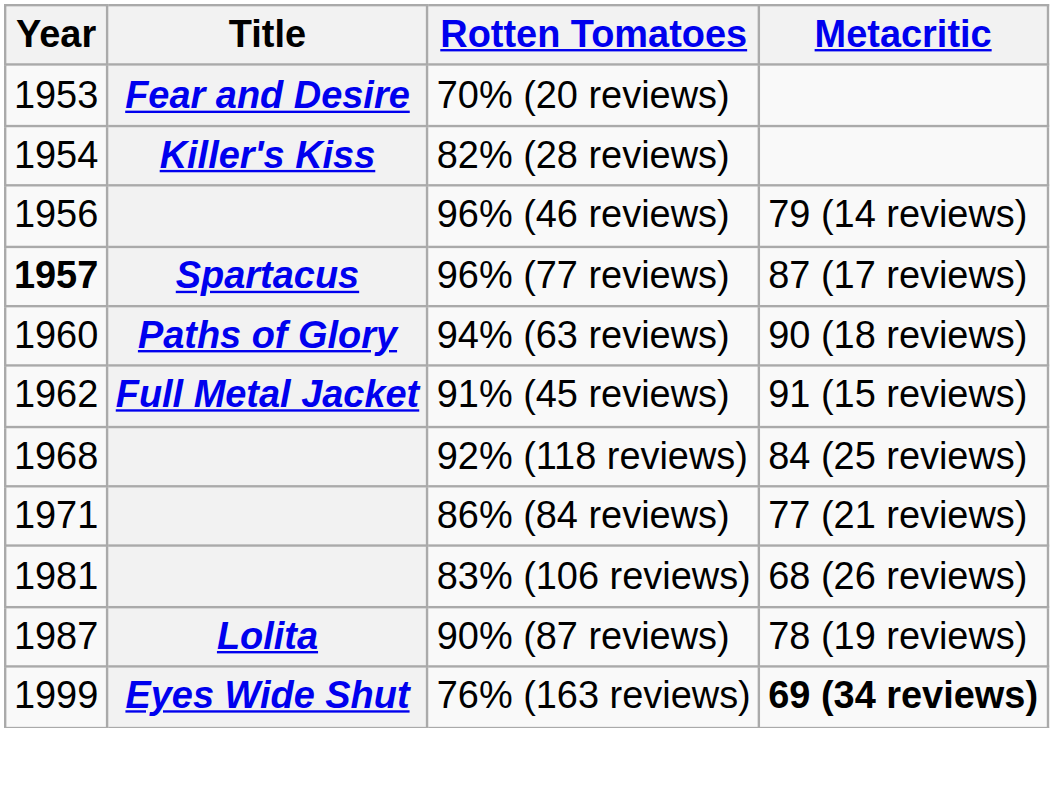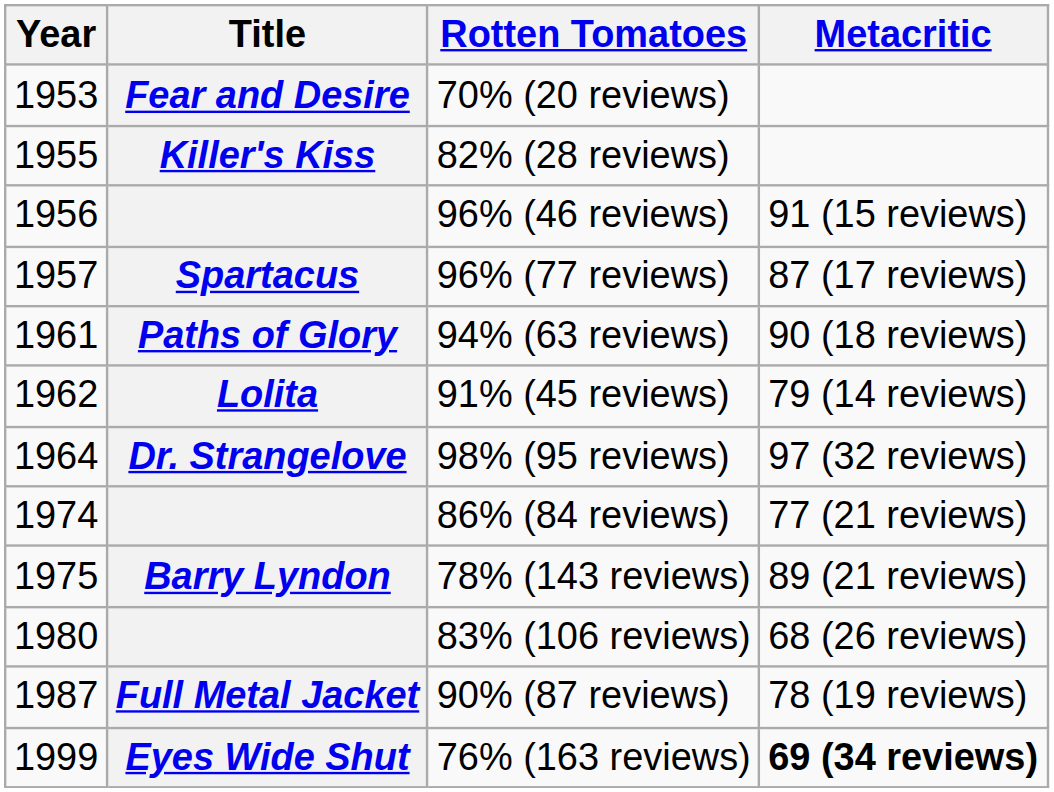(56, 154) 1954 -> (56, 154) 1955
(898, 214) 79 (14 reviews) -> (898, 214) 91 (15 reviews)
(56, 275) bold -> (56, 275) normal
(56, 335) 1960 -> (56, 335) 1961
(267, 395) Full Metal Jacket -> (267, 395) Lolita
(898, 395) 91 (15 reviews) -> (898, 395) 79 (14 reviews)
+ row: (583, 455)
- row: (592, 455)
(56, 515) 1971 -> (56, 515) 1974
+ row: (594, 575)
(56, 575) 1981 -> (56, 635) 1980
(267, 635) Lolita -> (267, 696) Full Metal Jacket
